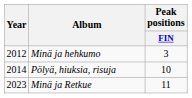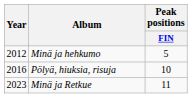(166, 53) 3 -> (166, 53) 5
(17, 69) 2014 -> (17, 69) 2016
